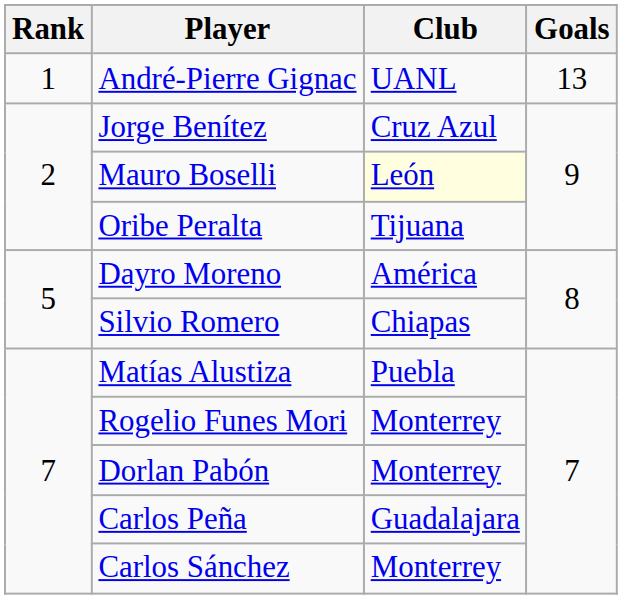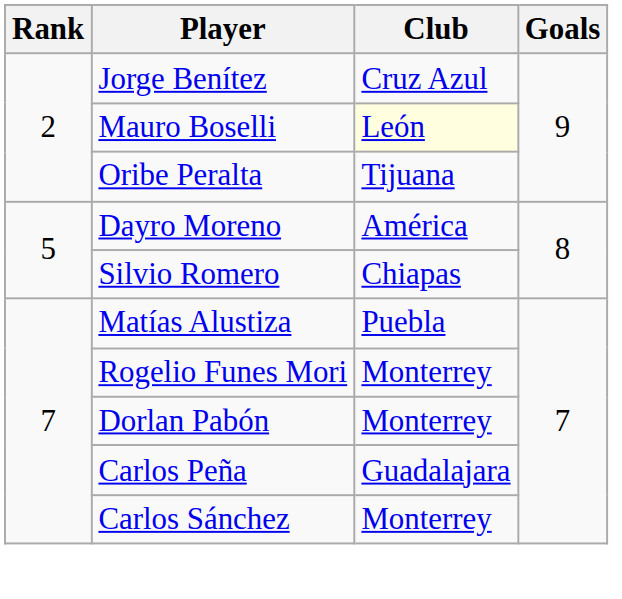- row: (227, 77)
